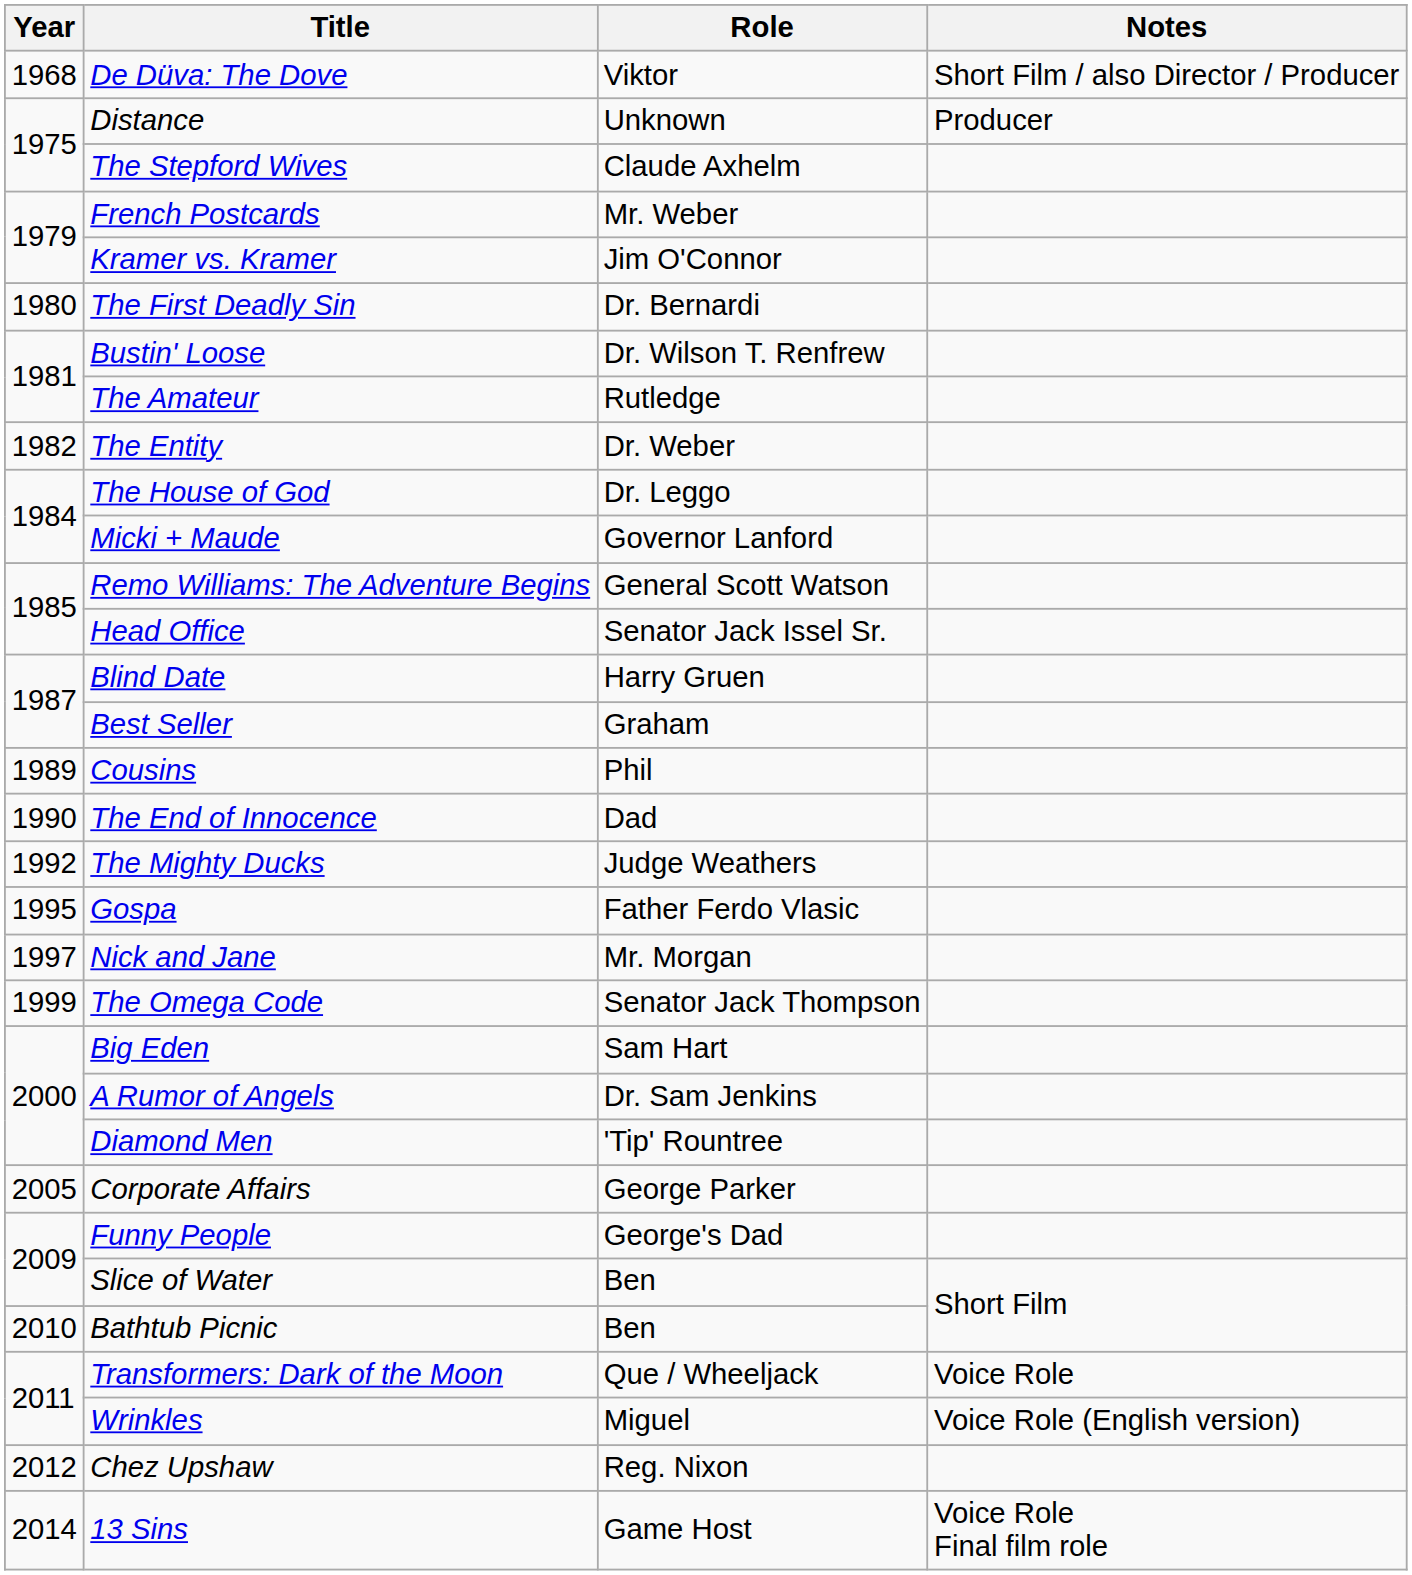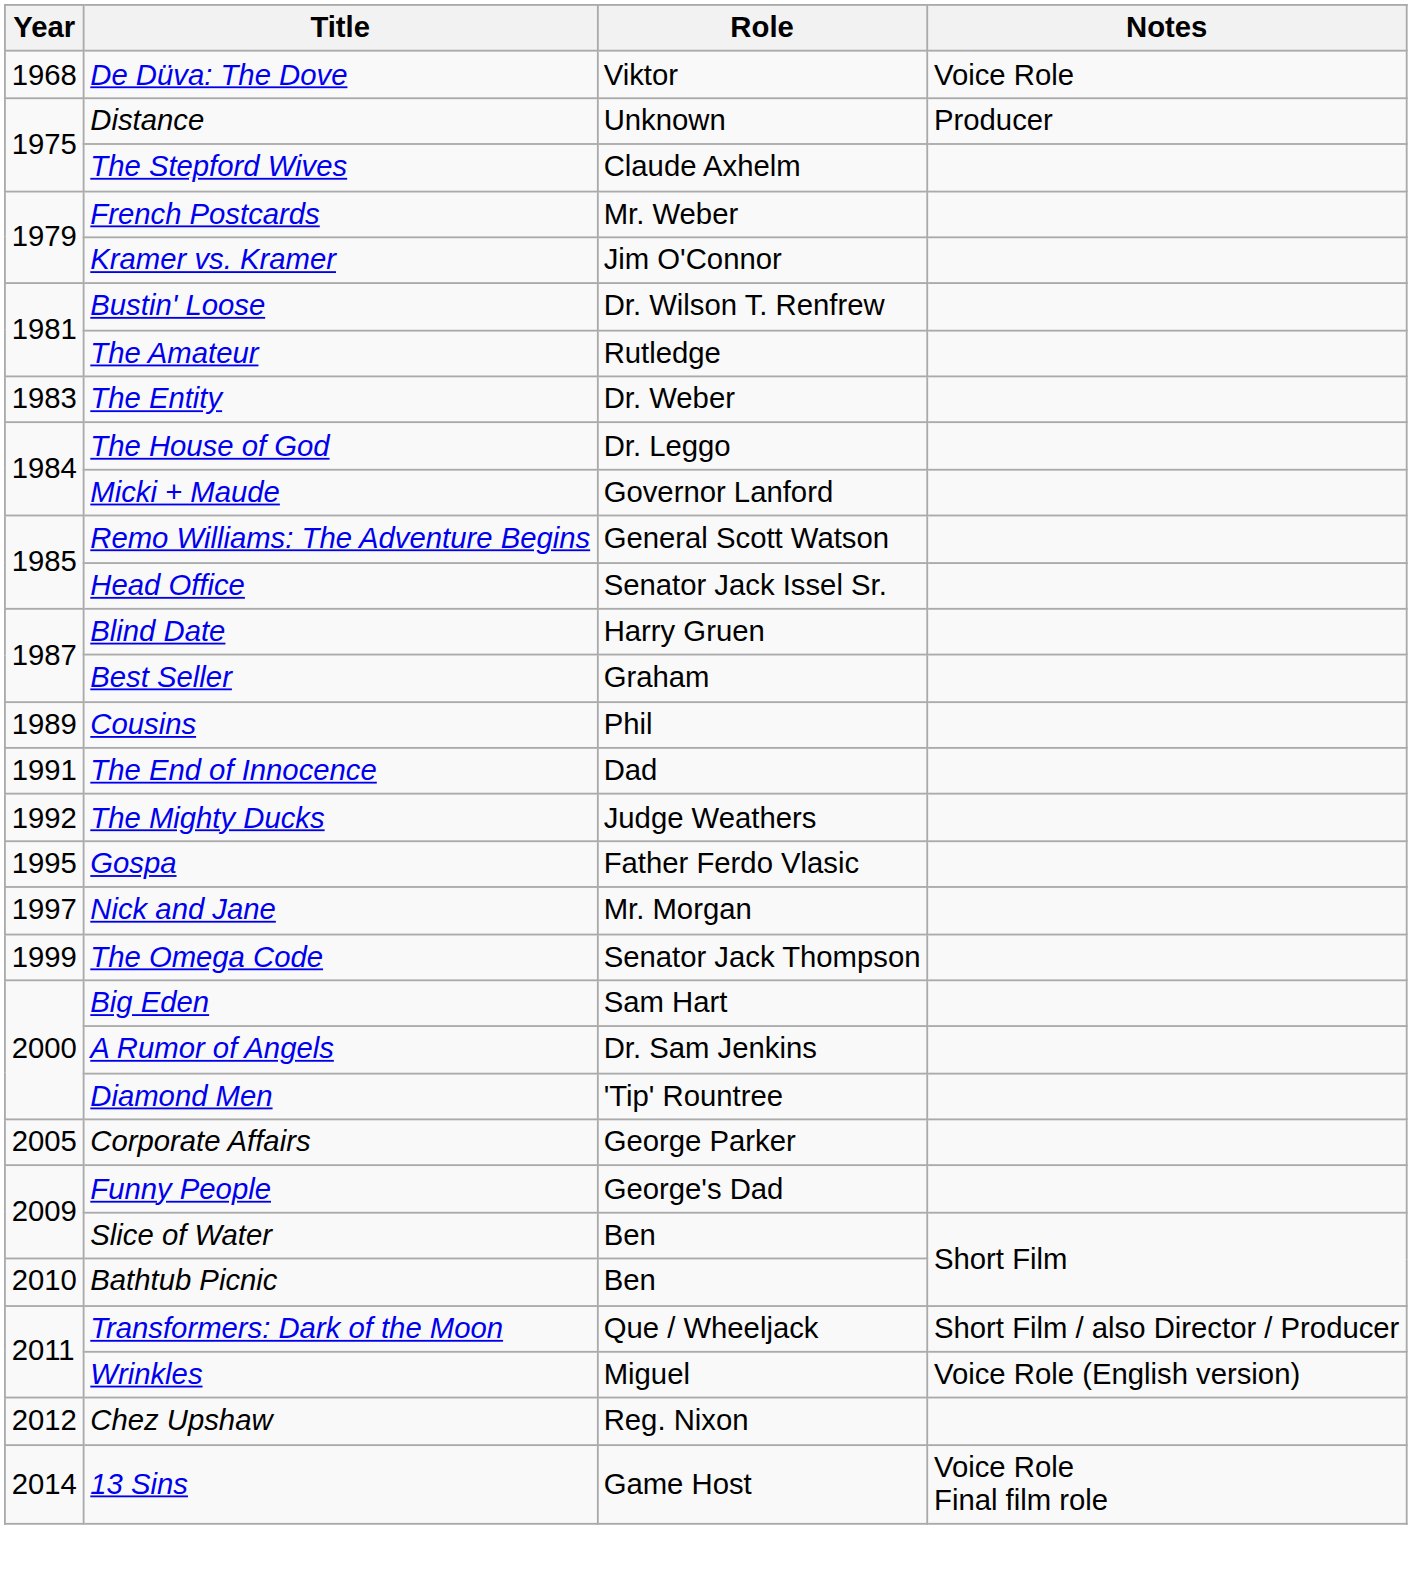(1167, 74) Short Film / also Director / Producer -> (1004, 74) Voice Role
- row: (223, 306)
(44, 445) 1982 -> (44, 399) 1983
(44, 817) 1990 -> (44, 770) 1991
(1004, 1374) Voice Role -> (1167, 1327) Short Film / also Director / Producer
